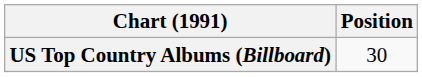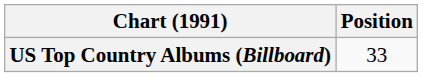(377, 54) 30 -> (377, 54) 33
